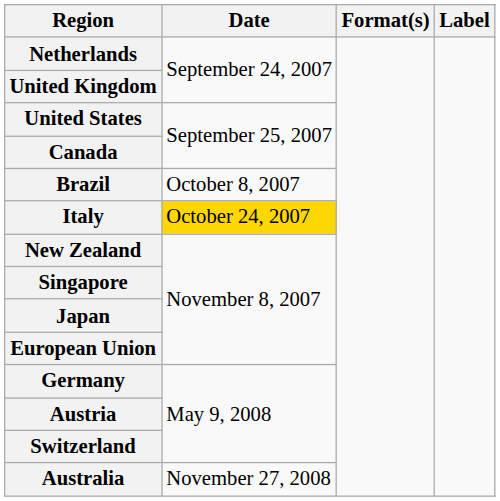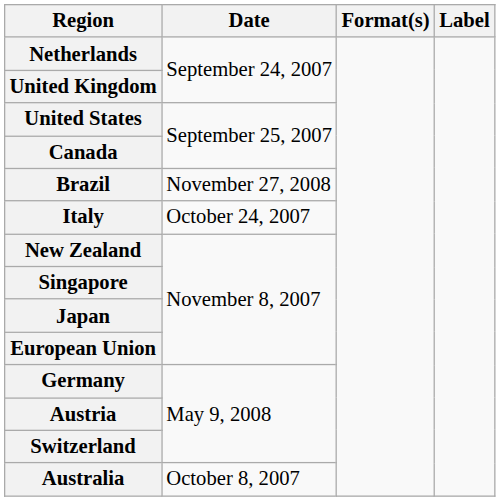(233, 184) October 8, 2007 -> (249, 184) November 27, 2008
(238, 217) gold background -> (238, 217) no background
(249, 479) November 27, 2008 -> (233, 479) October 8, 2007
